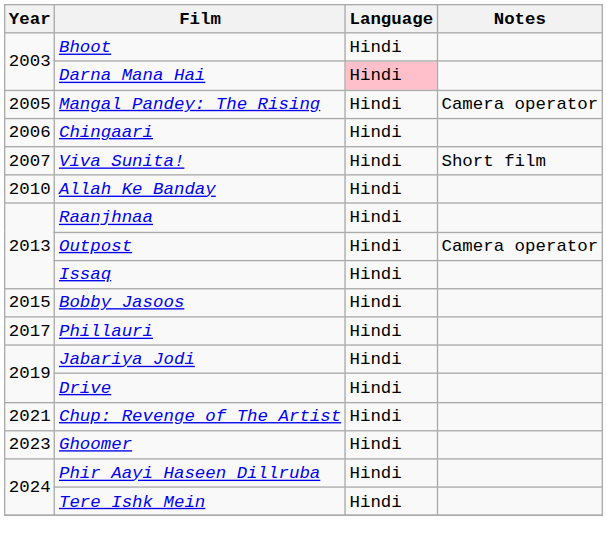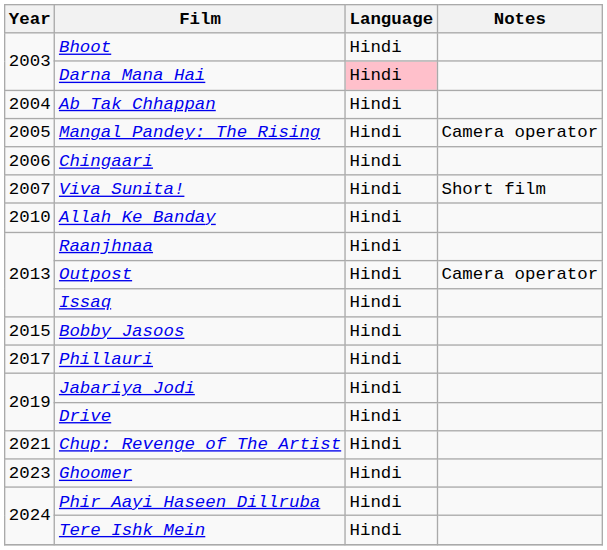+ row: (137, 104)
